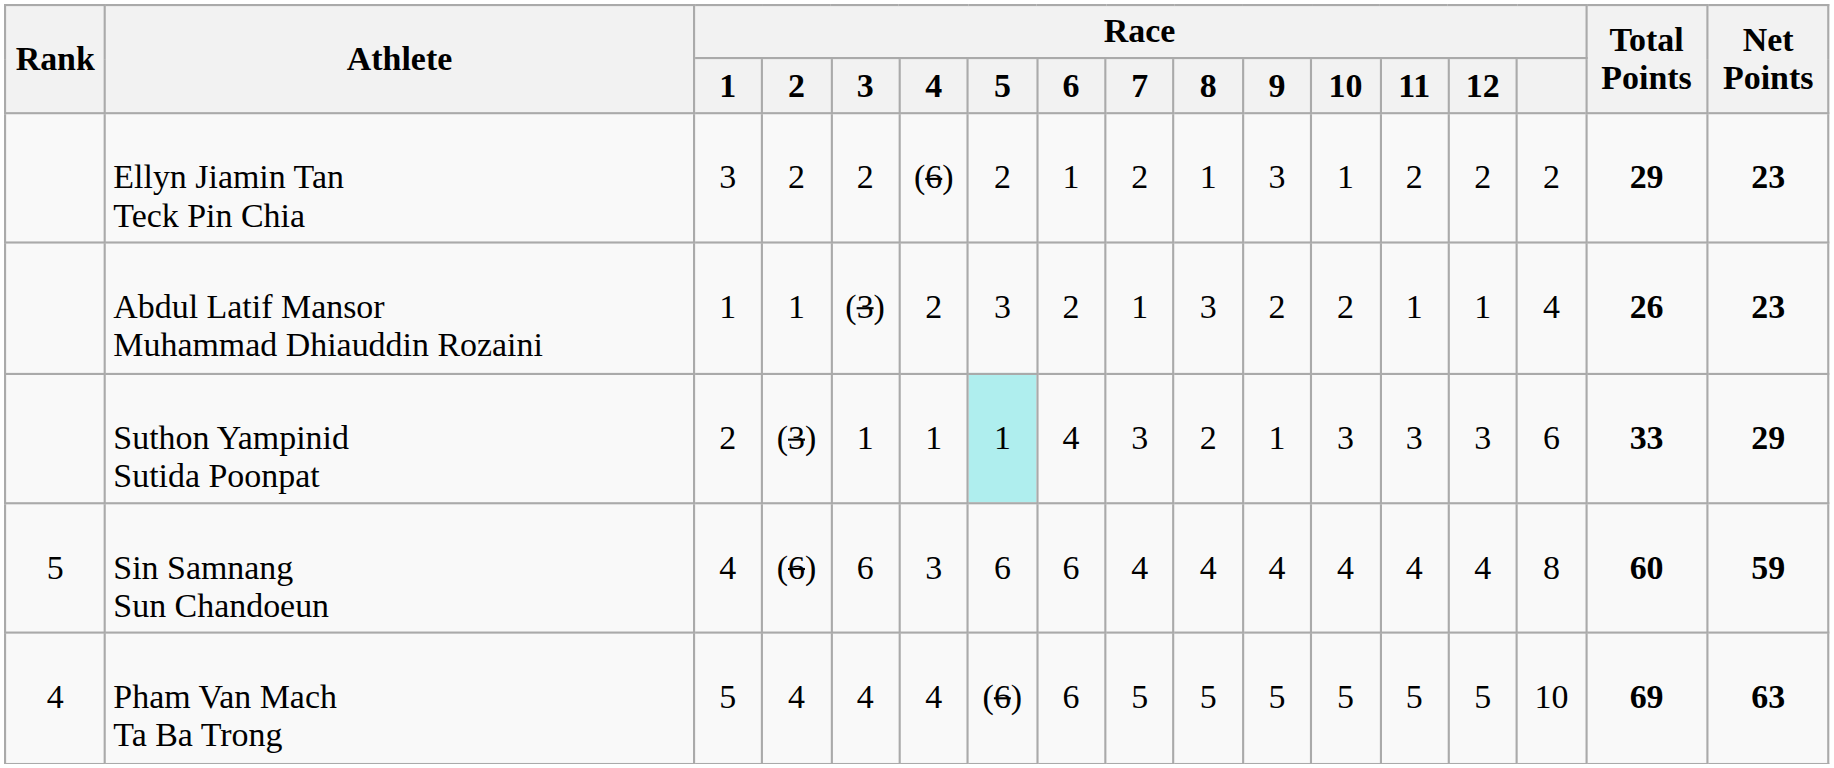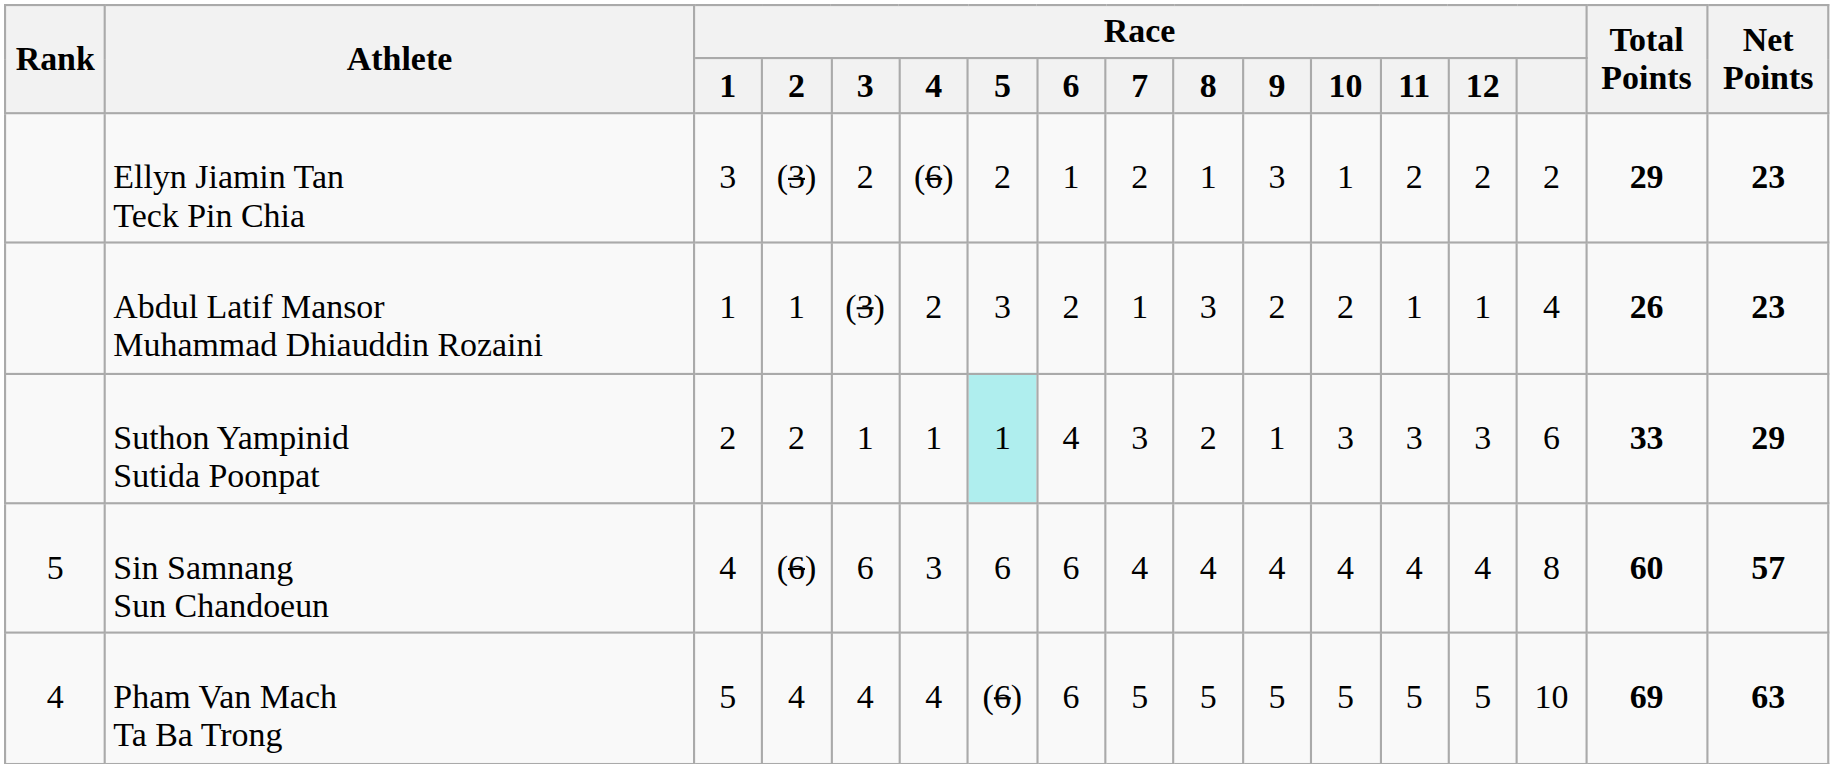(796, 177) 2 -> (796, 177) (3)
(796, 437) (3) -> (796, 437) 2
(1768, 567) 59 -> (1768, 567) 57
